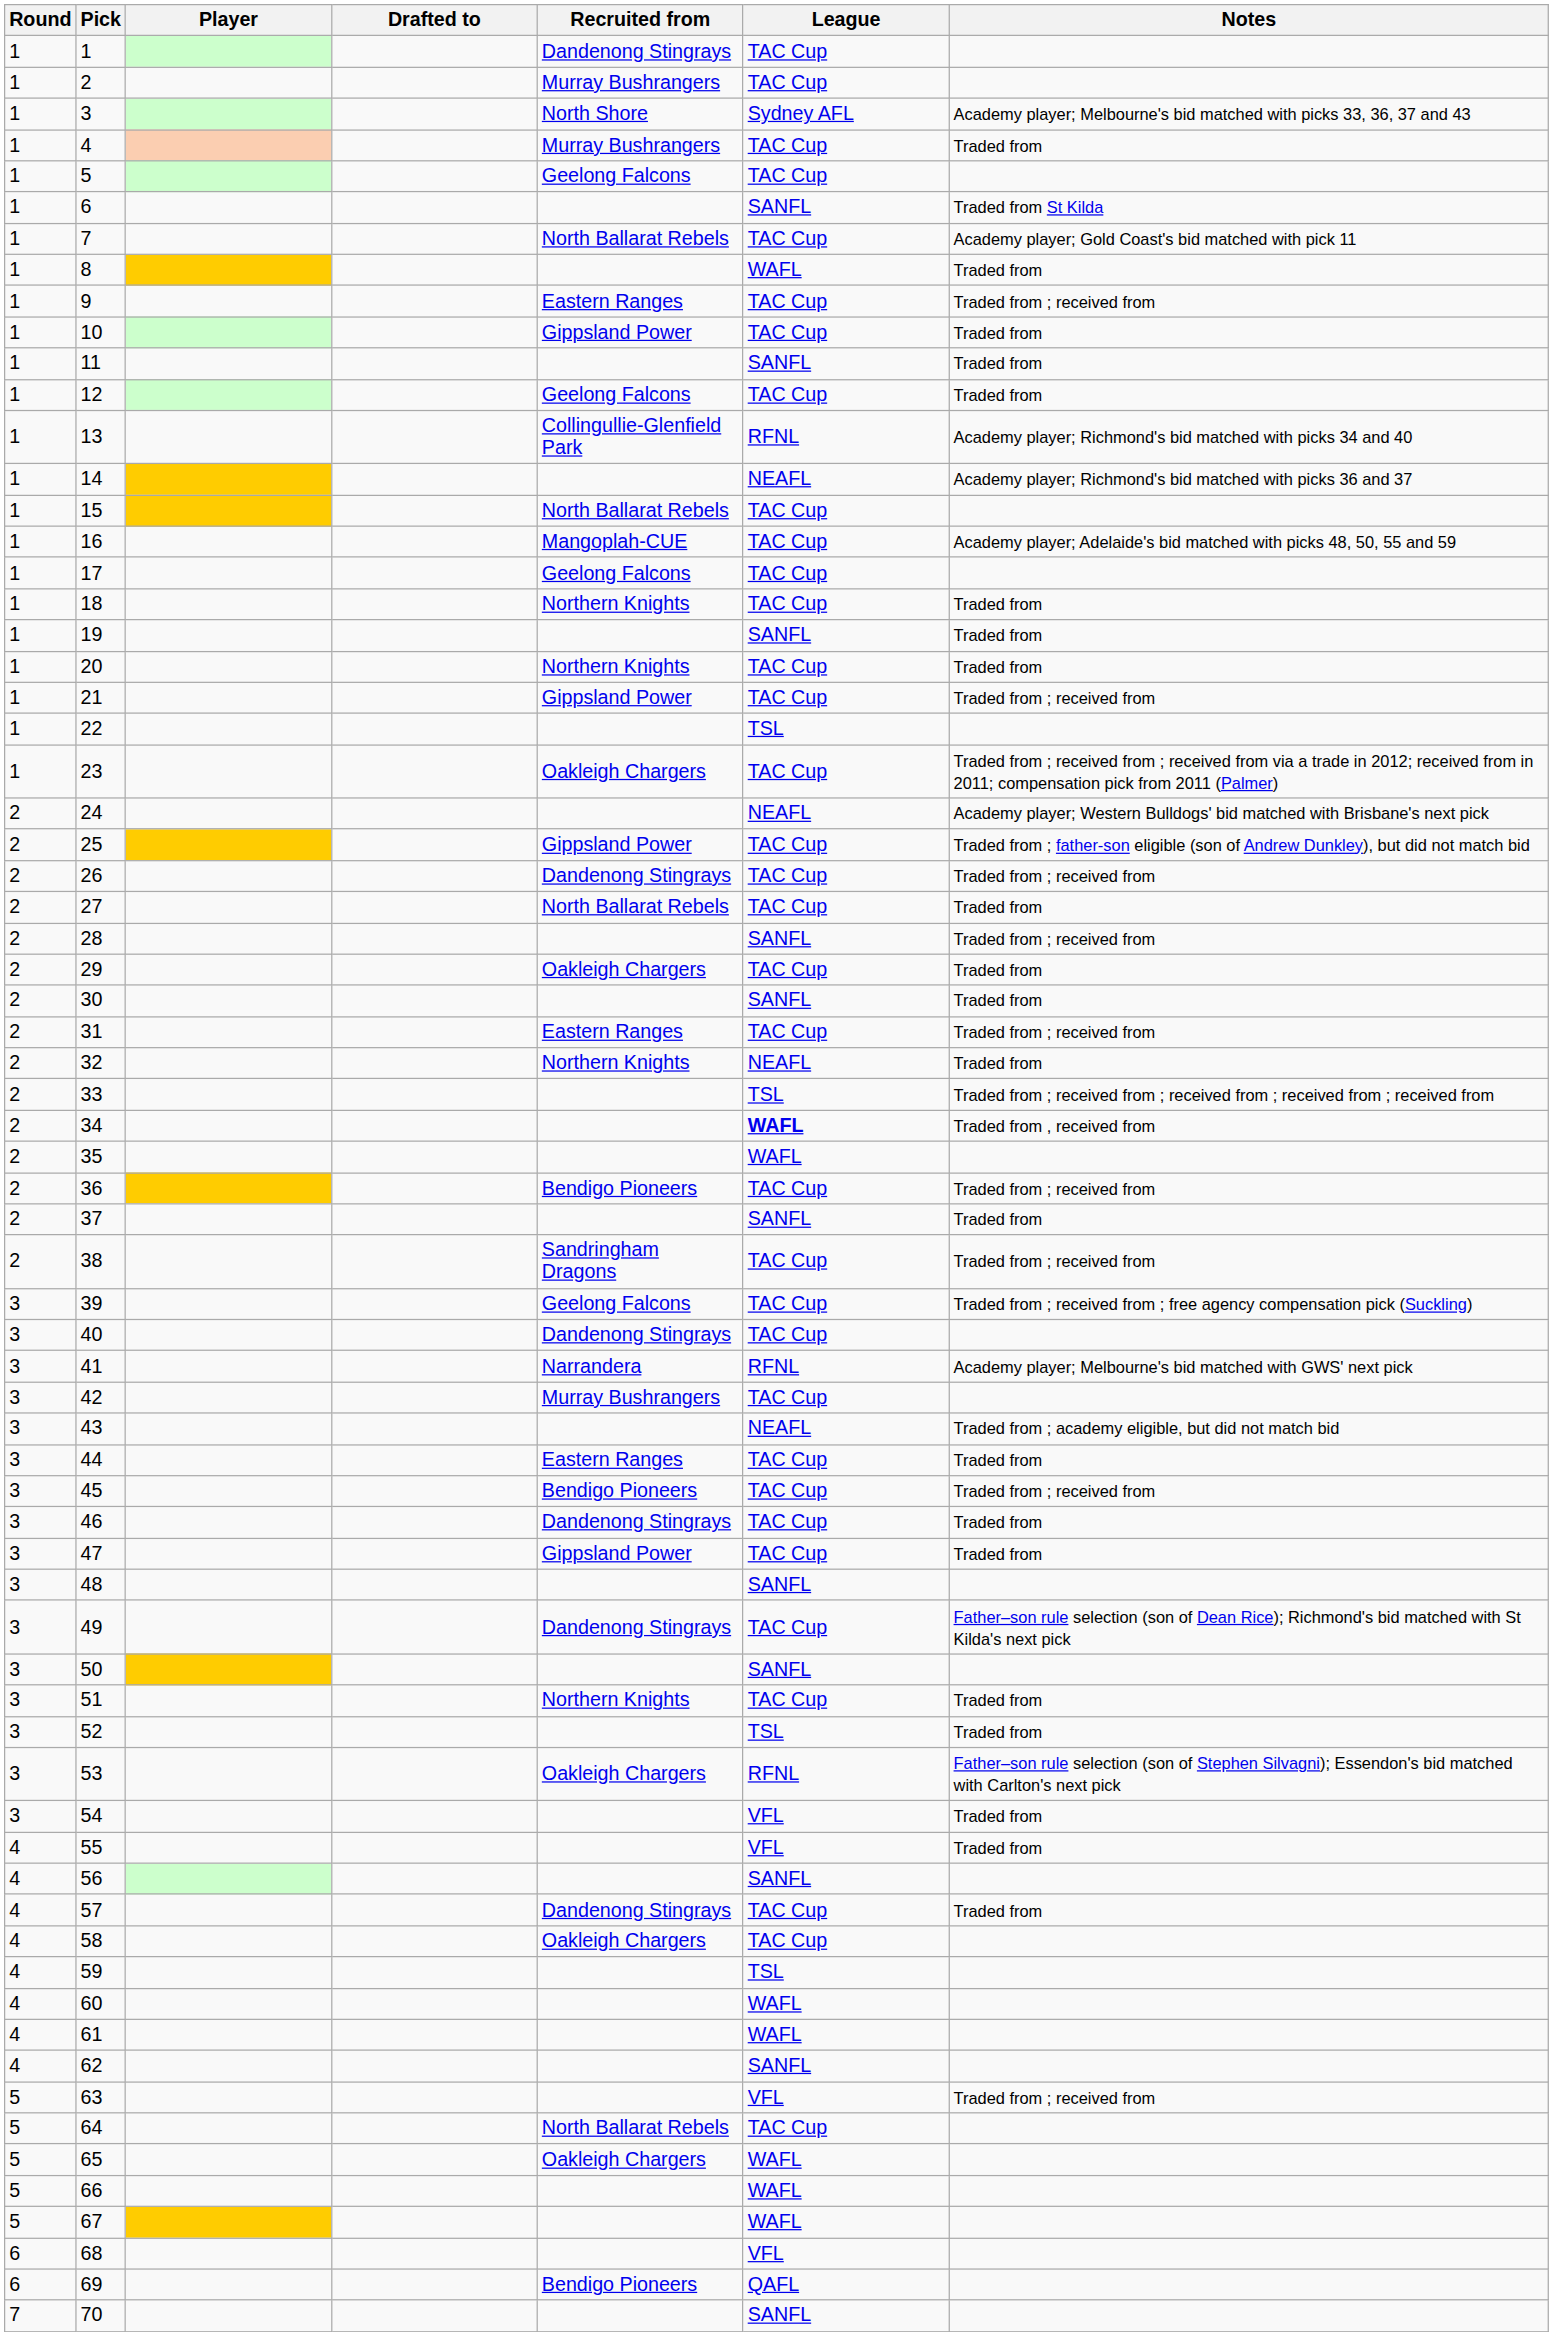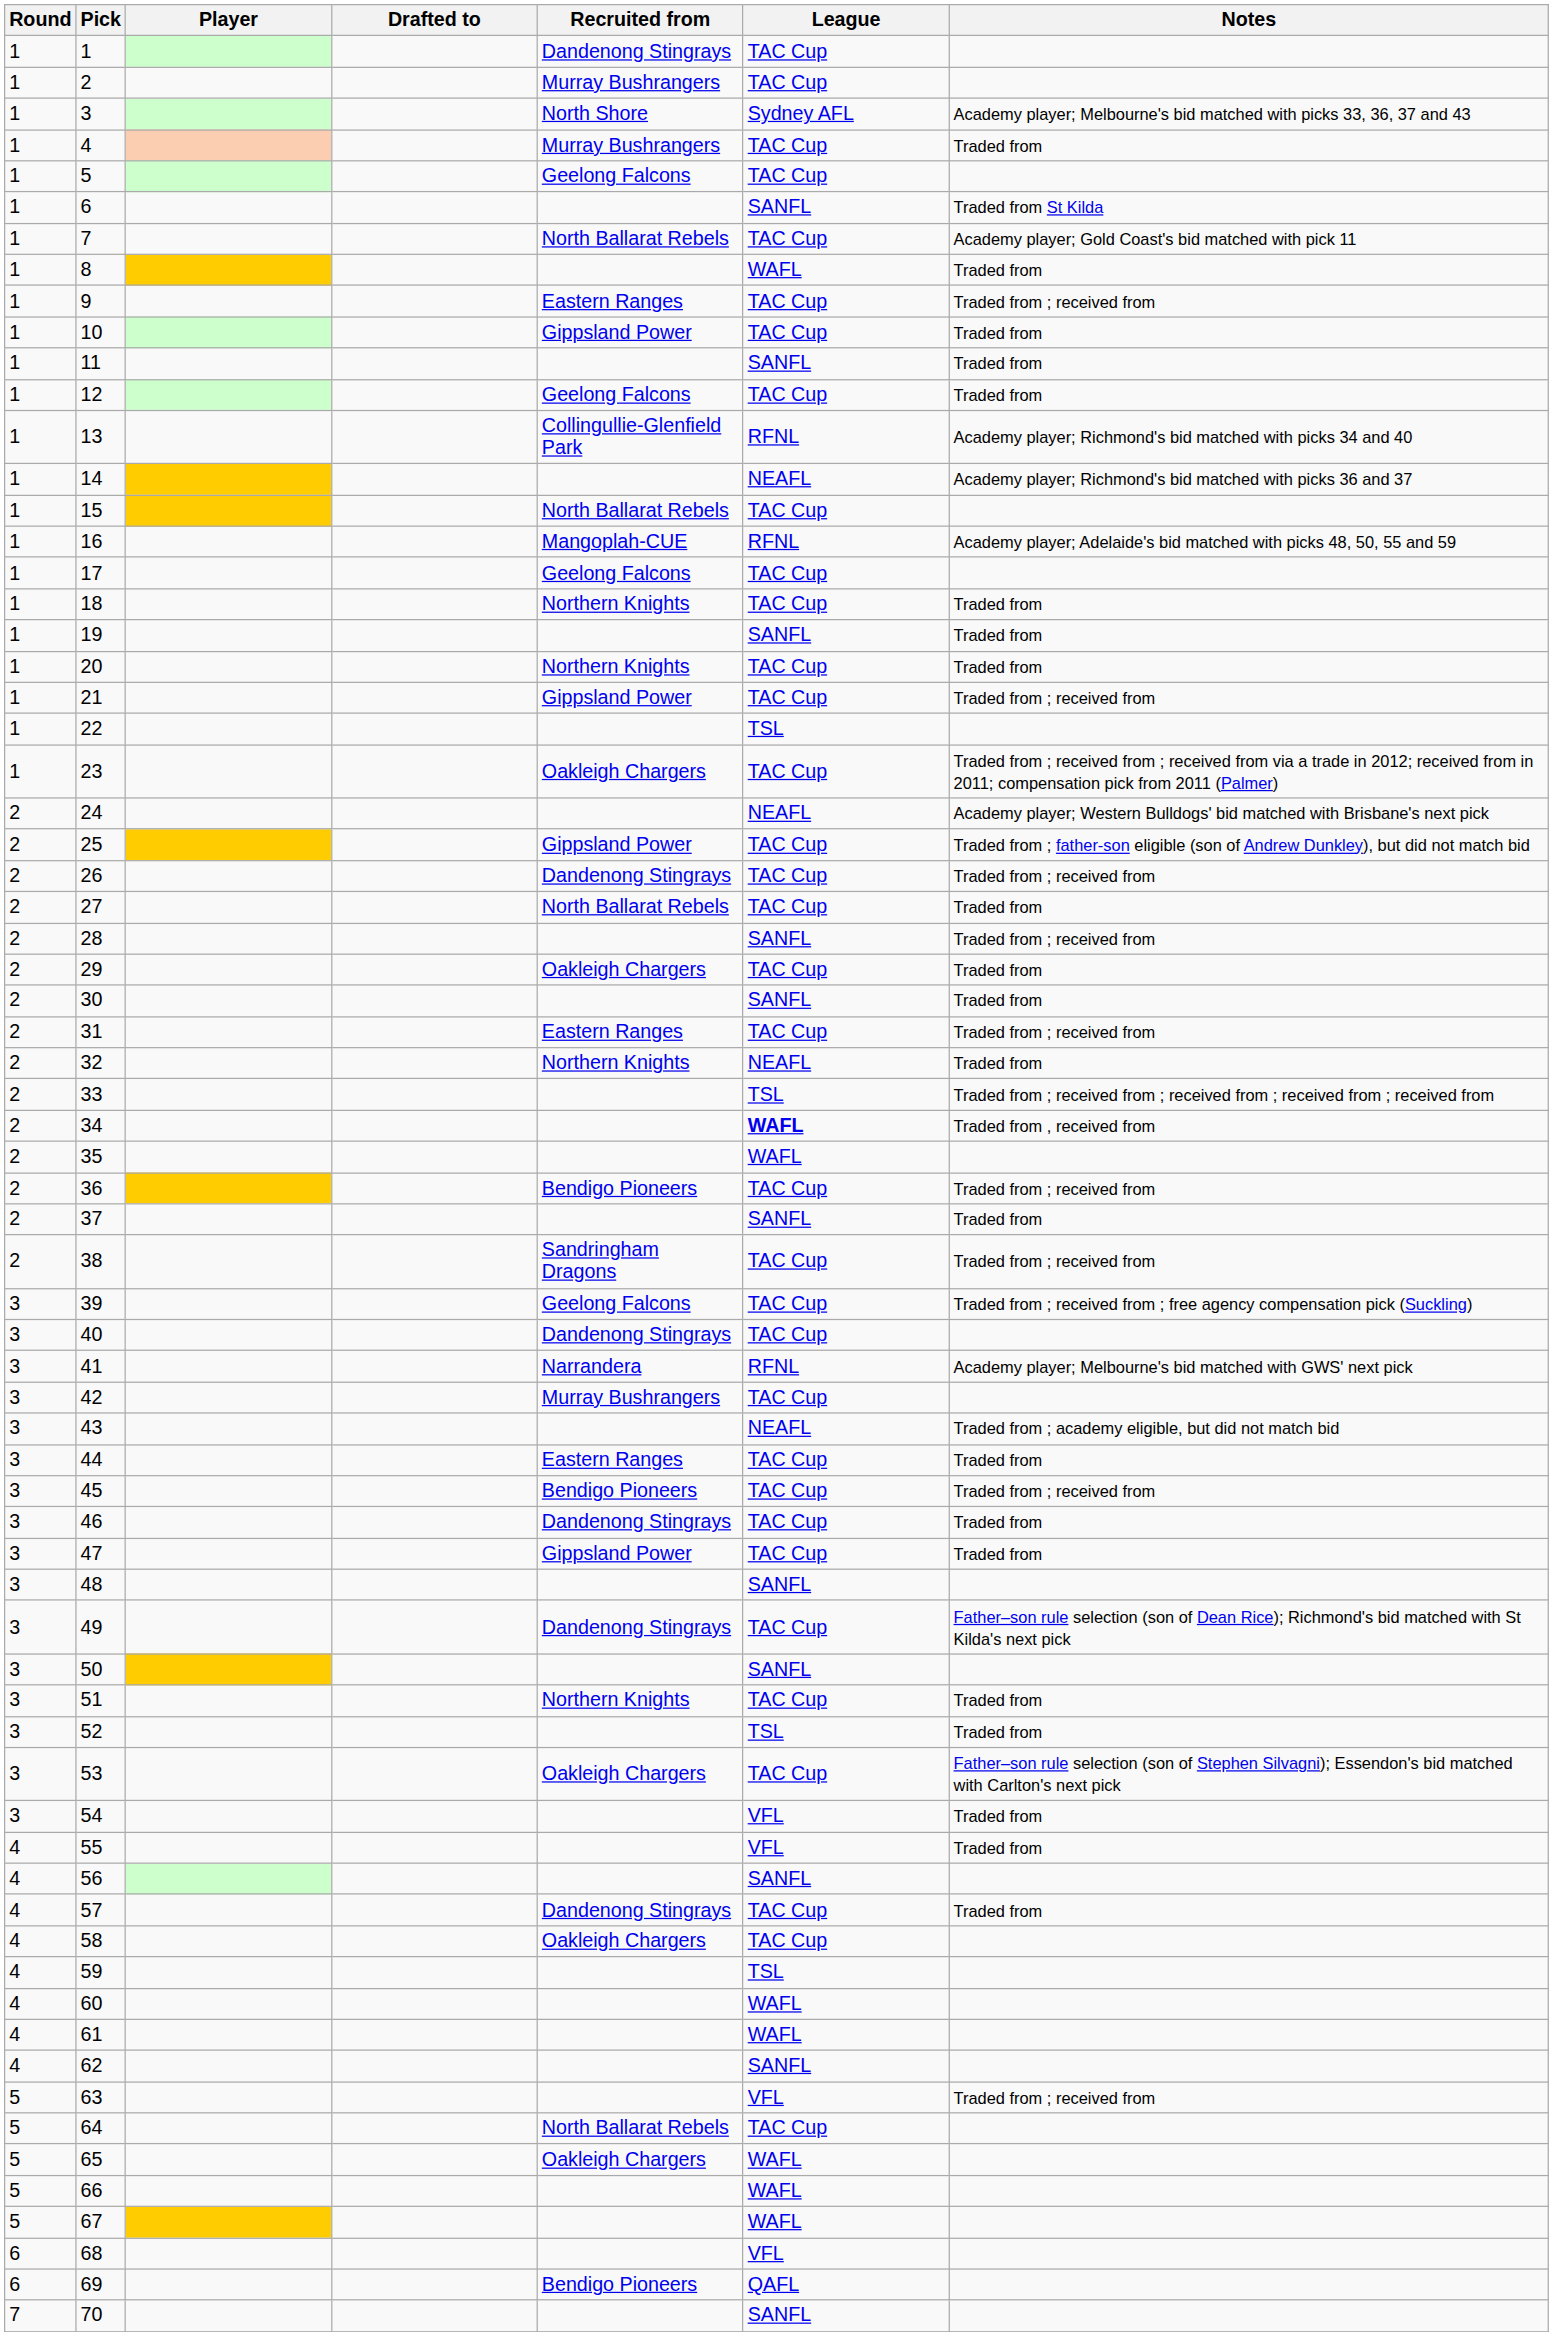(787, 541) TAC Cup -> (773, 541) RFNL
(773, 1773) RFNL -> (787, 1773) TAC Cup
